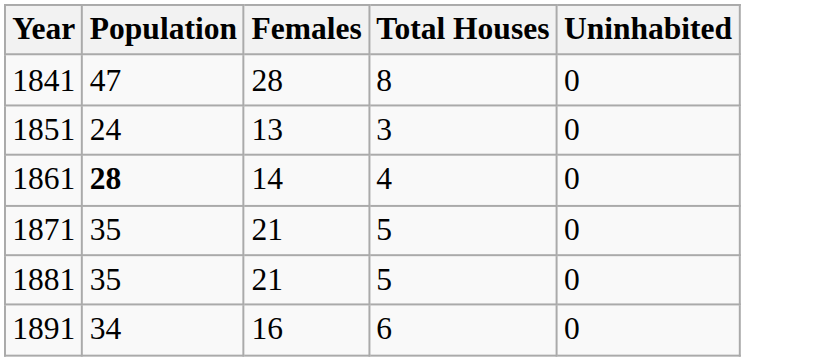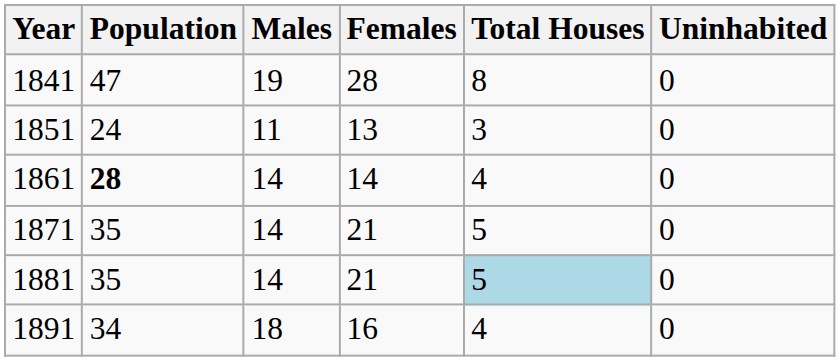+ column: (292, 29)
(384, 279) no background -> (479, 279) lightblue background
(384, 329) 6 -> (479, 329) 4
